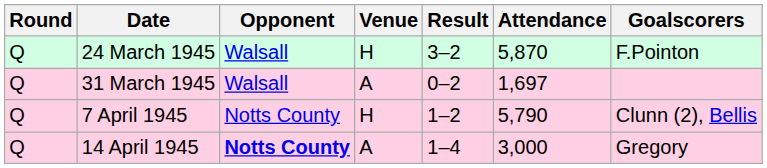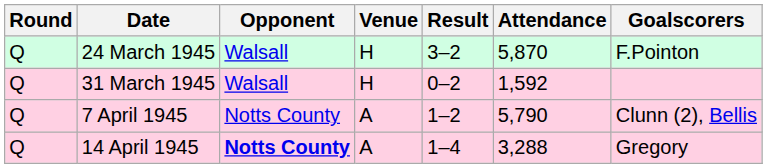(366, 83) A -> (366, 83) H
(523, 83) 1,697 -> (523, 83) 1,592
(366, 115) H -> (366, 115) A
(523, 147) 3,000 -> (523, 147) 3,288
